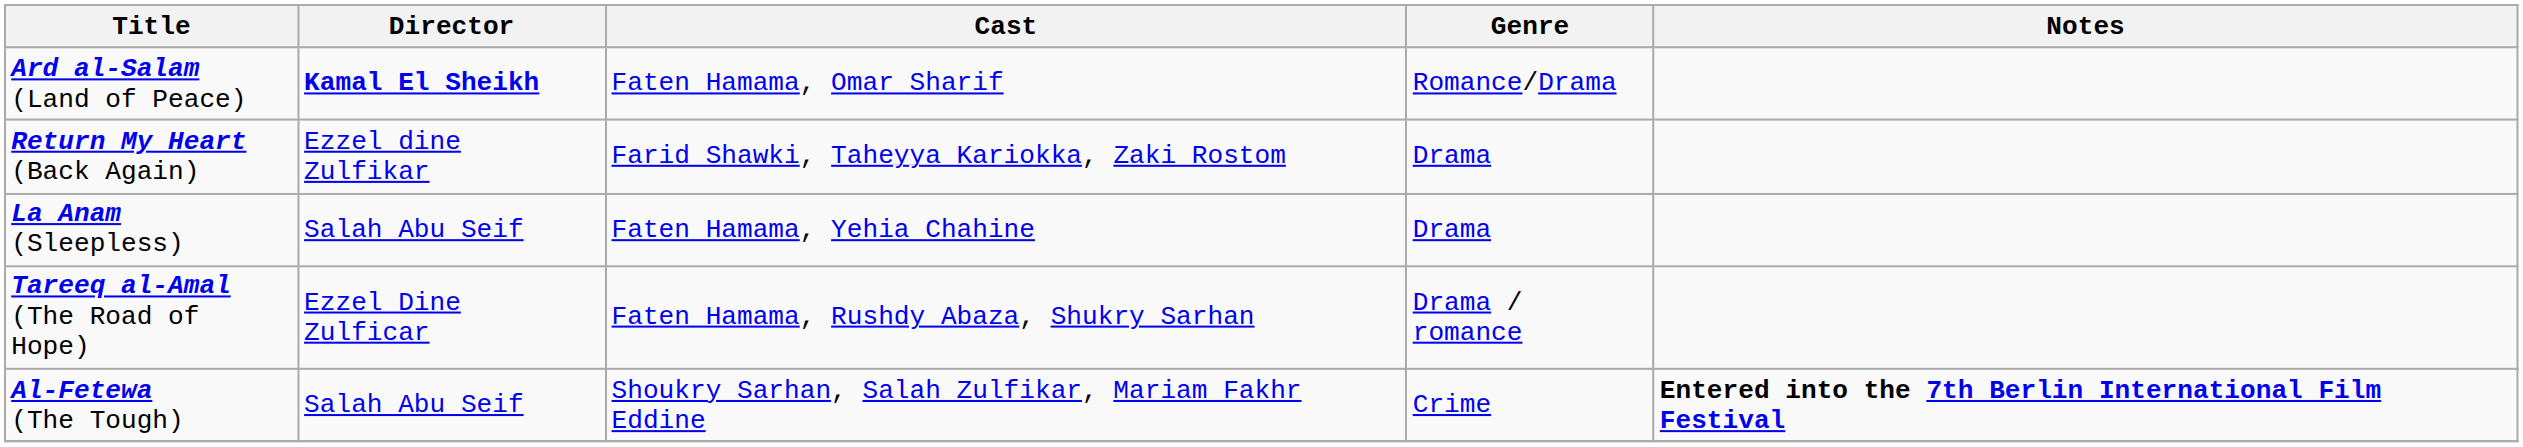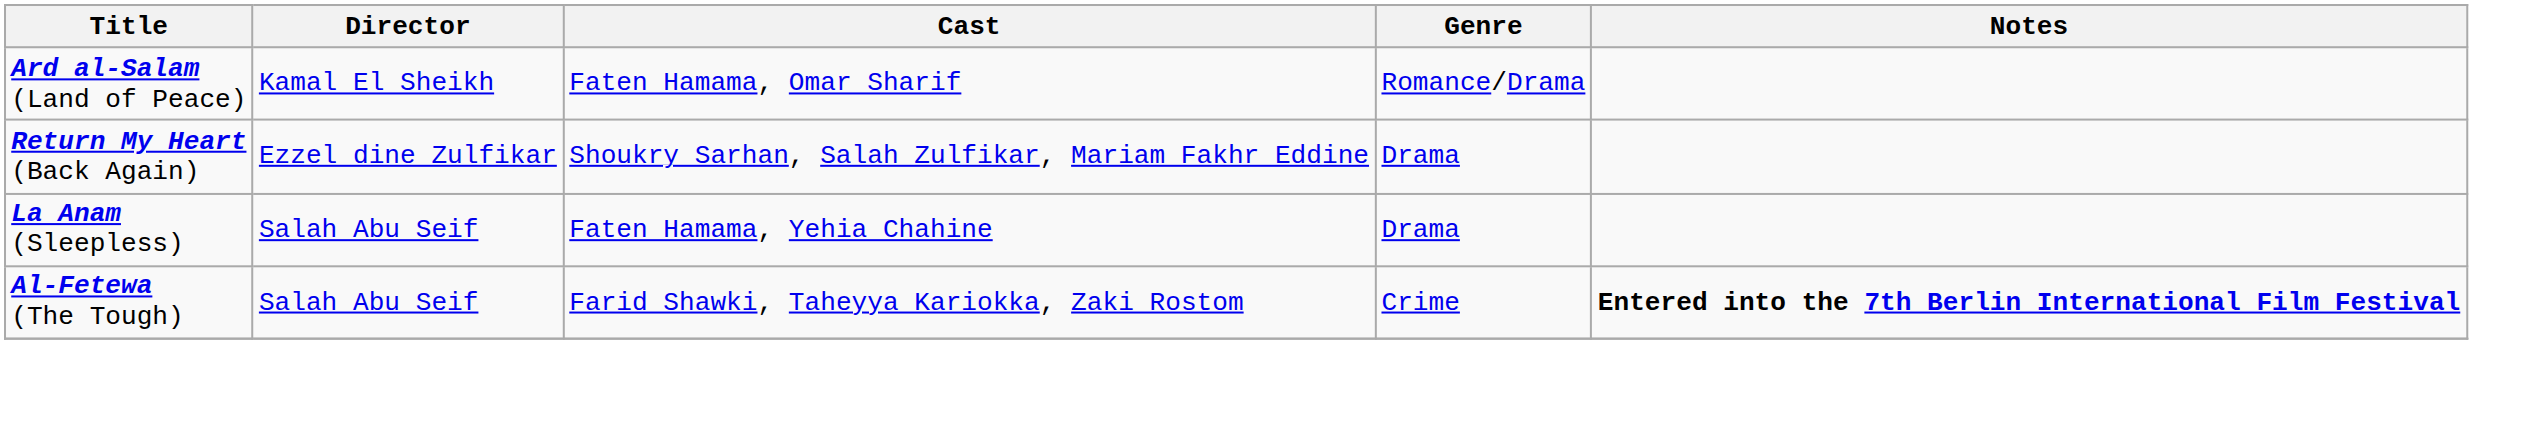(422, 84) bold -> (377, 84) normal
(949, 157) Farid Shawki, Taheyya Kariokka, Zaki Rostom -> (969, 157) Shoukry Sarhan, Salah Zulfikar, Mariam Fakhr Eddine
- row: (121, 317)
(957, 405) Shoukry Sarhan, Salah Zulfikar, Mariam Fakhr Eddine -> (906, 302) Farid Shawki, Taheyya Kariokka, Zaki Rostom
